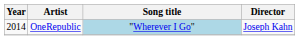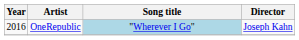(16, 27) 2014 -> (16, 27) 2016
